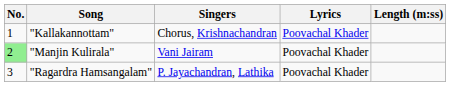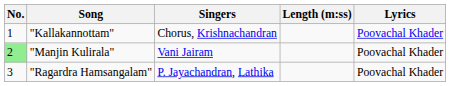columns swapped: (325, 14) <-> (408, 14)
